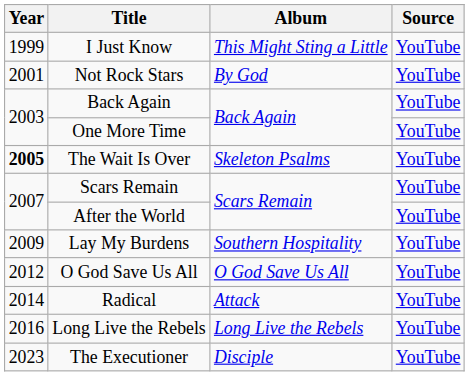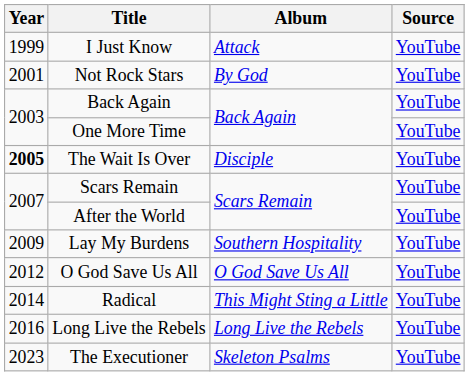(301, 46) This Might Sting a Little -> (237, 46) Attack
(272, 159) Skeleton Psalms -> (244, 159) Disciple
(237, 300) Attack -> (301, 300) This Might Sting a Little
(244, 356) Disciple -> (272, 356) Skeleton Psalms
